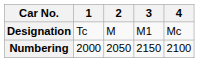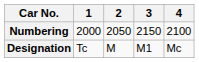rows swapped: (39, 31) <-> (39, 48)
